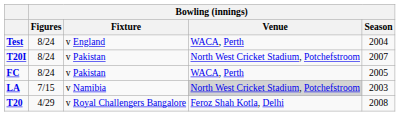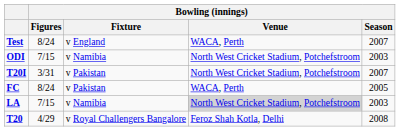(379, 42) 2004 -> (379, 42) 2007
+ row: (16, 57)
(46, 57) 8/24 -> (46, 73) 3/31
